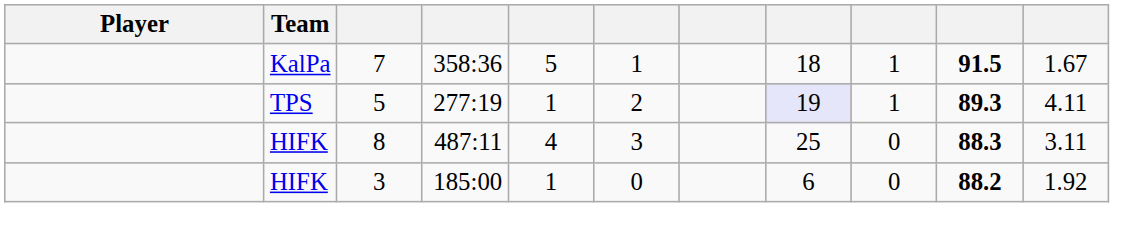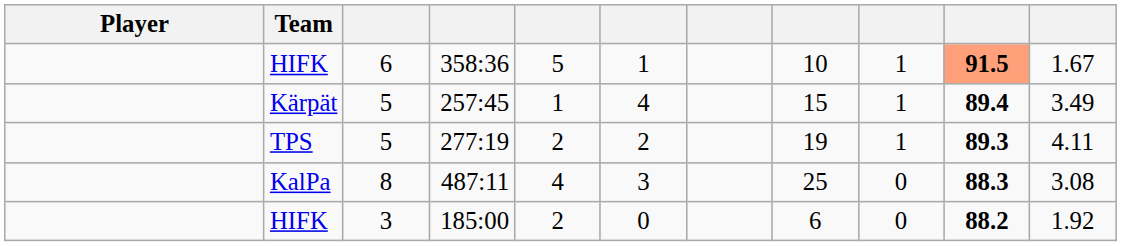(300, 63) KalPa -> (299, 63) HIFK
(379, 63) 7 -> (386, 63) 6
(808, 63) 18 -> (815, 63) 10
(980, 63) no background -> (987, 63) lightsalmon background
+ row: (475, 102)
(551, 102) 1 -> (558, 142) 2
(808, 102) lavender background -> (815, 142) no background
(299, 142) HIFK -> (300, 181) KalPa
(1066, 142) 3.11 -> (1073, 181) 3.08
(551, 181) 1 -> (558, 220) 2
